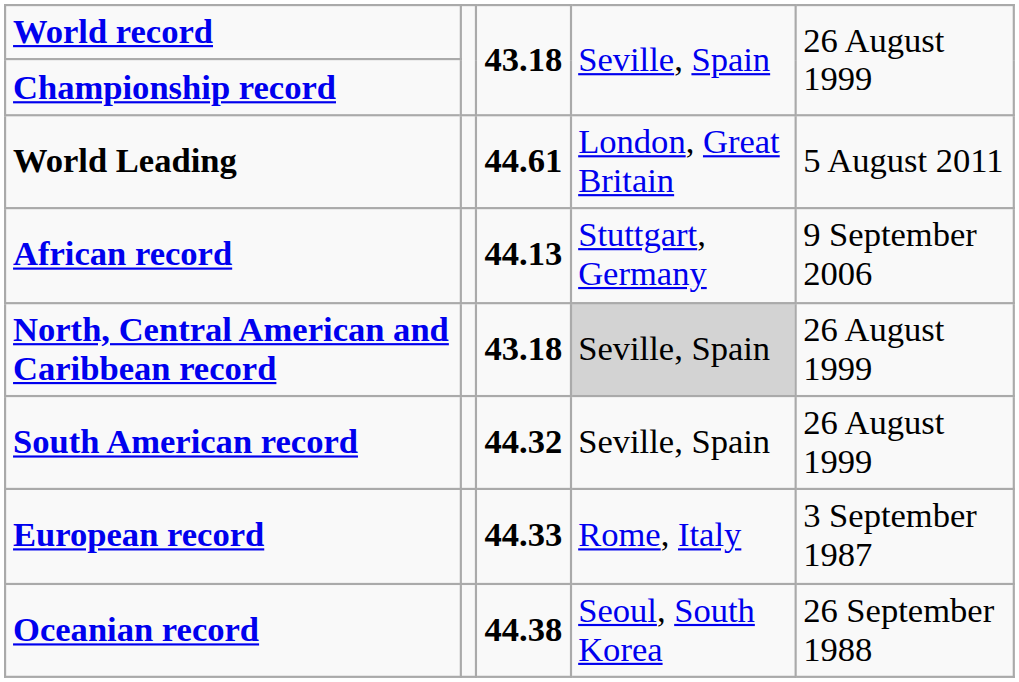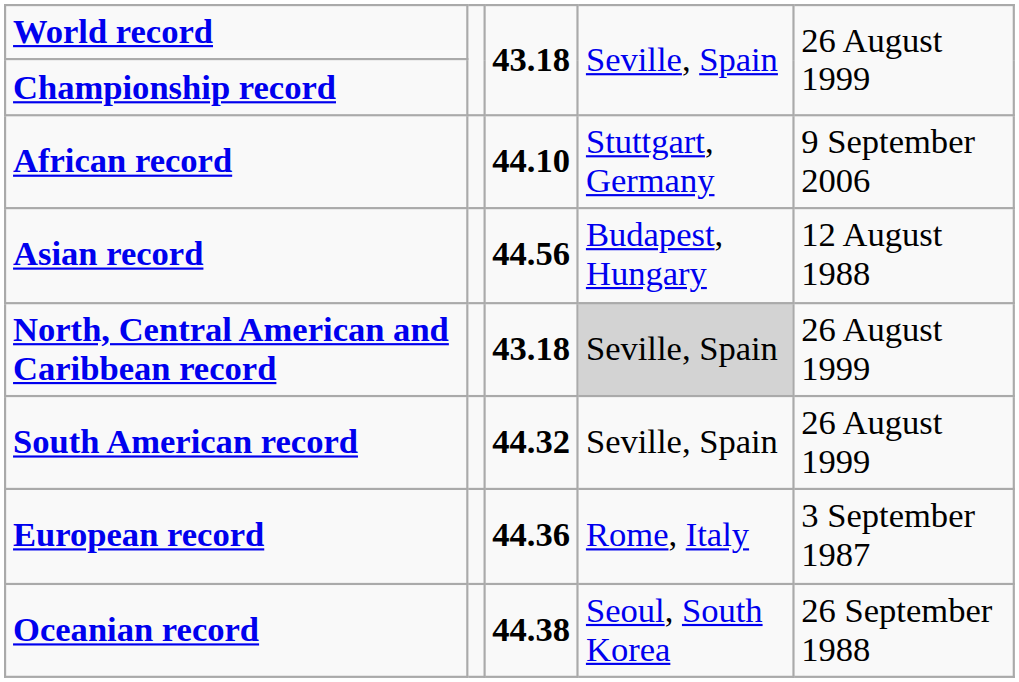- row: (125, 160)
(523, 254) 44.13 -> (531, 160) 44.10
+ row: (108, 254)
(523, 535) 44.33 -> (531, 535) 44.36
